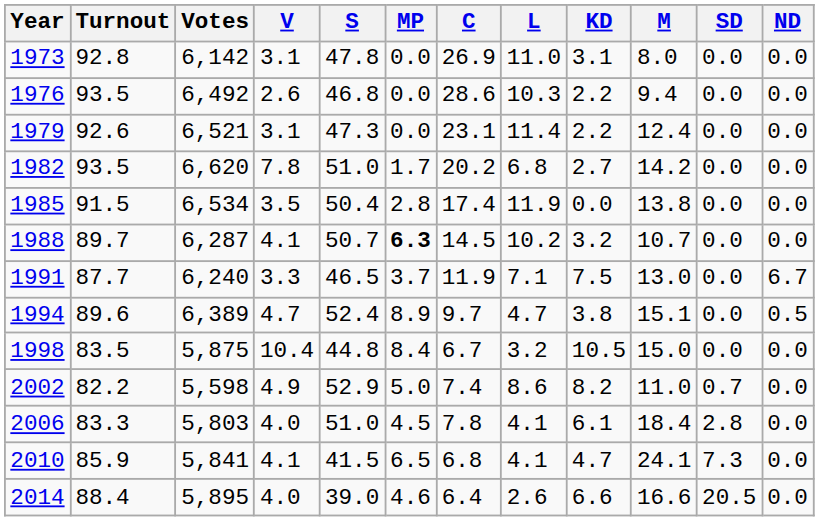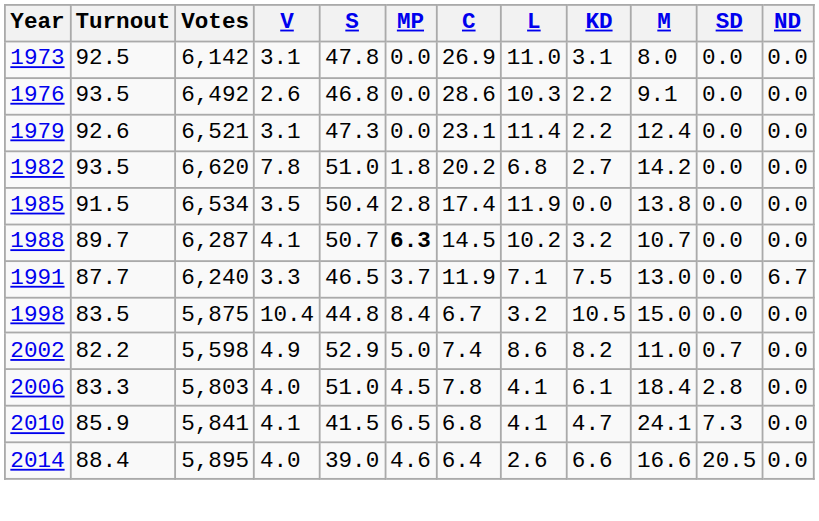(103, 60) 92.8 -> (103, 60) 92.5
(657, 96) 9.4 -> (657, 96) 9.1
(410, 169) 1.7 -> (410, 169) 1.8
- row: (37, 315)
